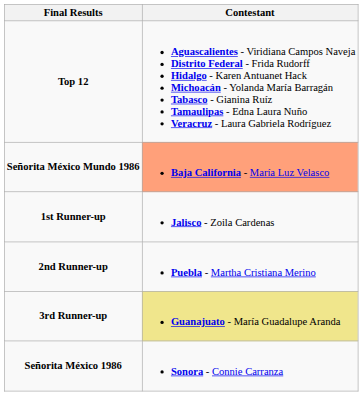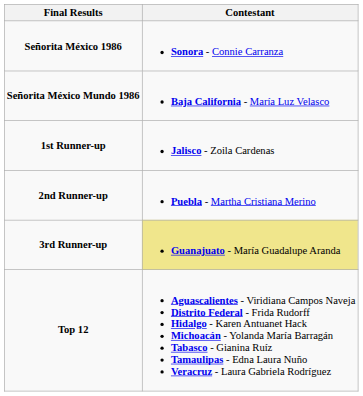rows swapped: (73, 366) <-> (73, 81)
(250, 173) lightsalmon background -> (250, 102) no background
